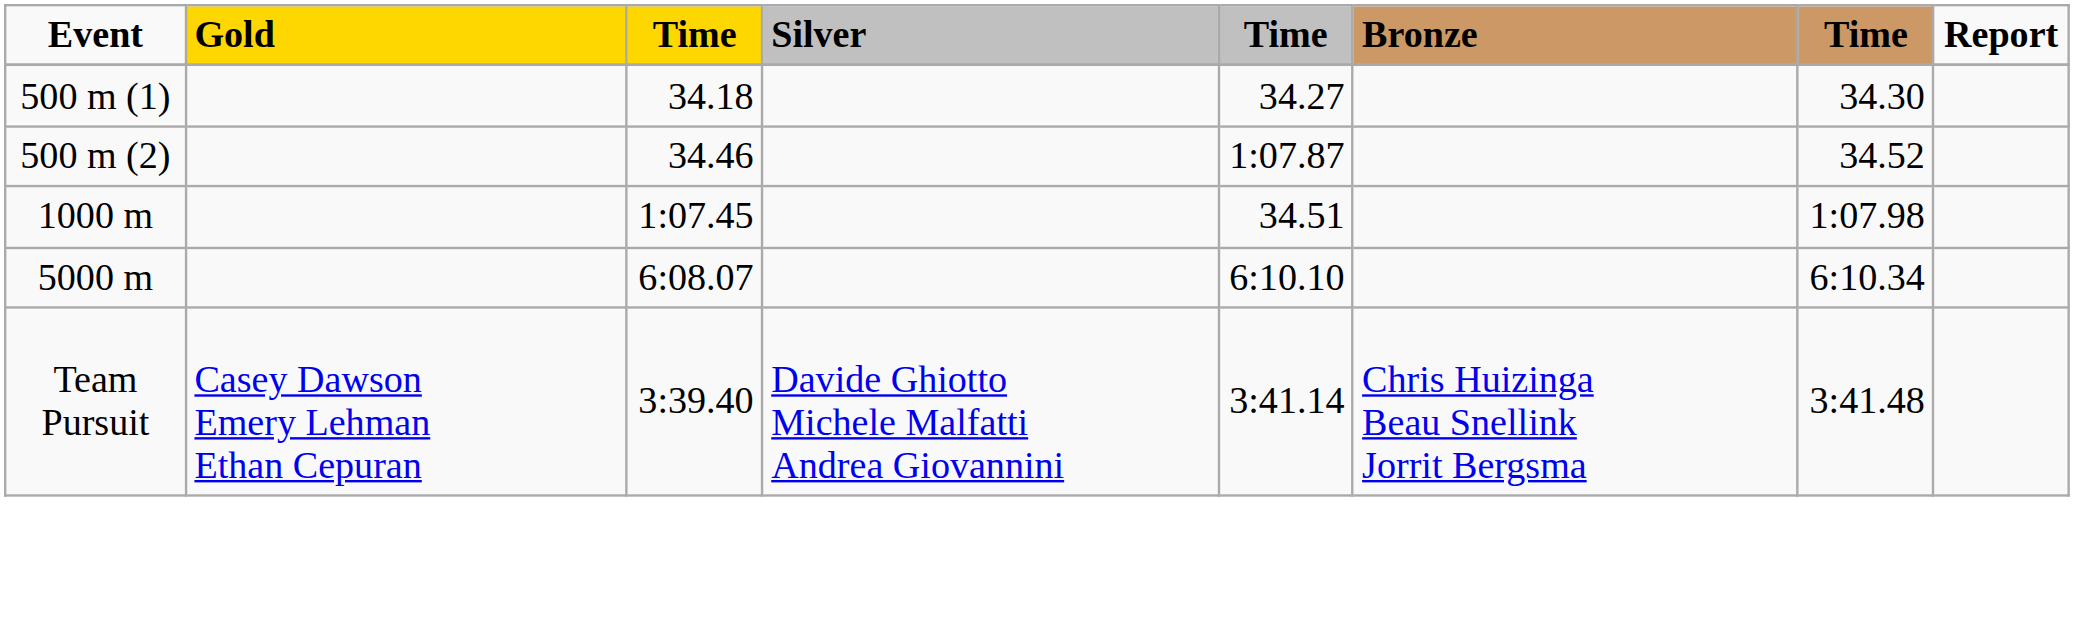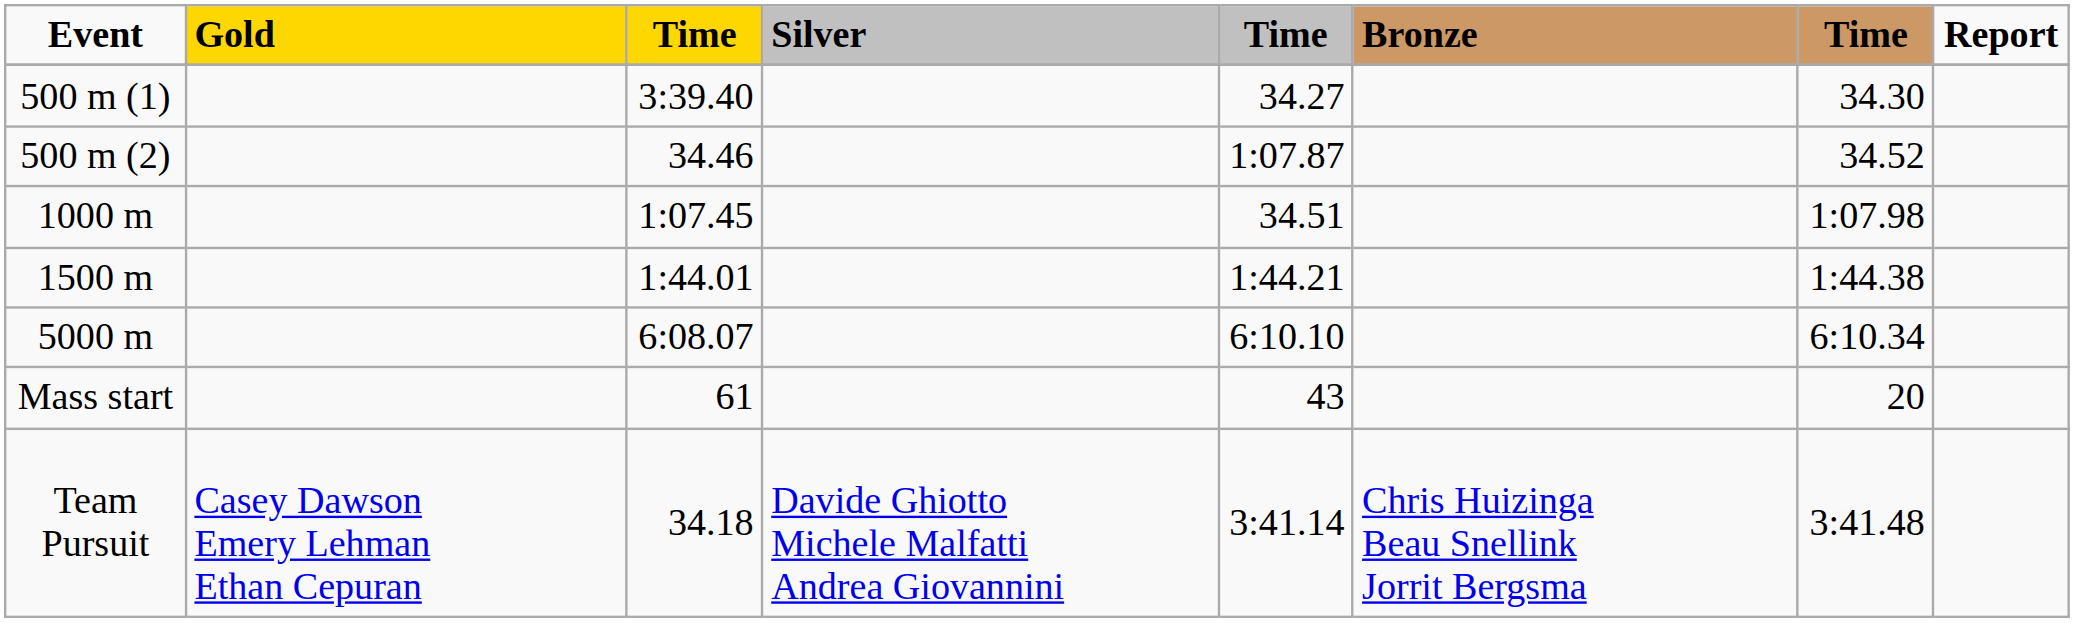(711, 95) 34.18 -> (696, 95) 3:39.40
+ row: (95, 276)
+ row: (95, 397)
(696, 400) 3:39.40 -> (711, 521) 34.18
